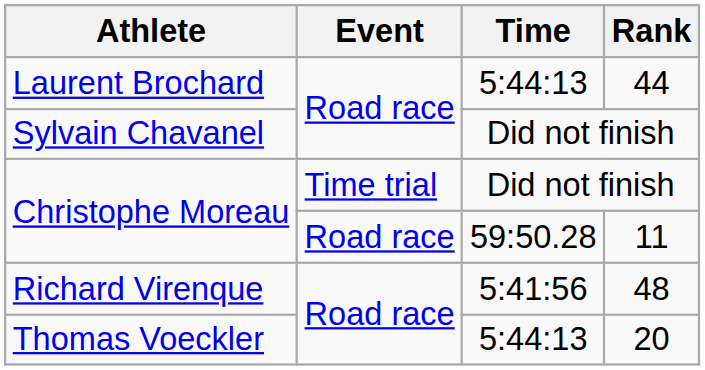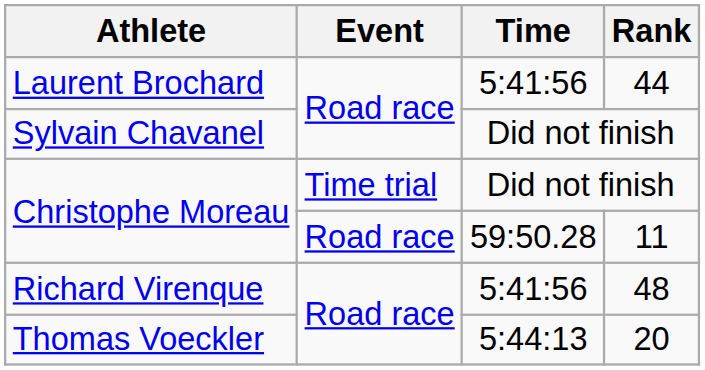(533, 83) 5:44:13 -> (533, 83) 5:41:56
